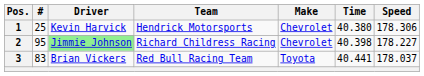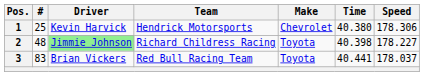(40, 44) 95 -> (40, 44) 48
(306, 44) Chevrolet -> (298, 44) Toyota
